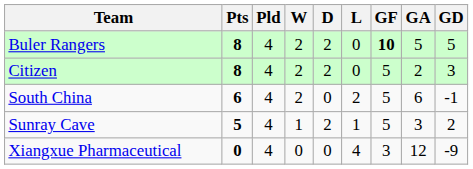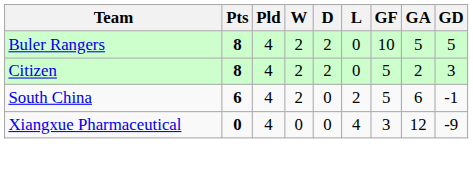(386, 44) bold -> (386, 44) normal
- row: (52, 124)
